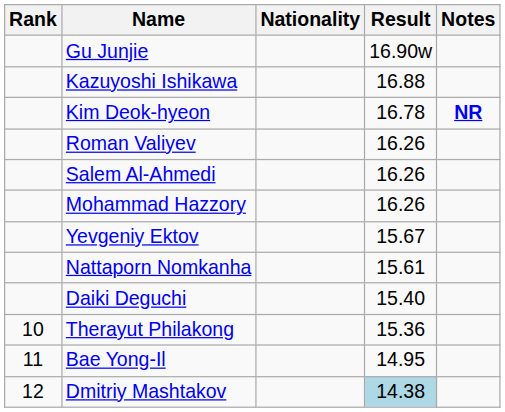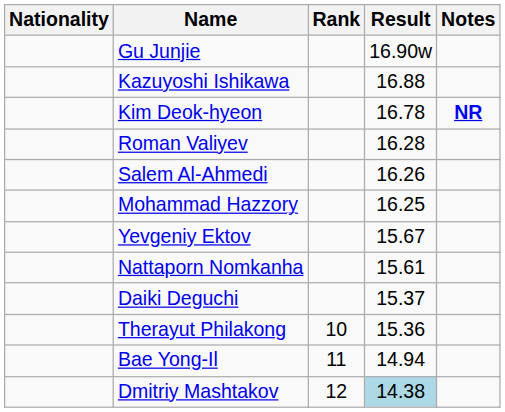columns swapped: (33, 19) <-> (310, 19)
(401, 143) 16.26 -> (401, 143) 16.28
(401, 205) 16.26 -> (401, 205) 16.25
(401, 298) 15.40 -> (401, 298) 15.37
(401, 360) 14.95 -> (401, 360) 14.94
